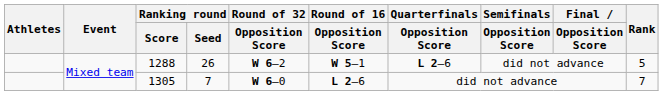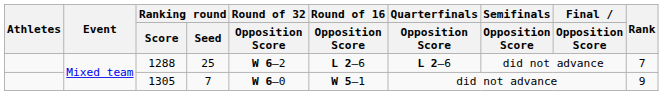(208, 63) 26 -> (208, 63) 25
(348, 63) W 5–1 -> (348, 63) L 2–6
(642, 63) 5 -> (642, 63) 7
(348, 81) L 2–6 -> (348, 81) W 5–1
(642, 81) 7 -> (642, 81) 9
